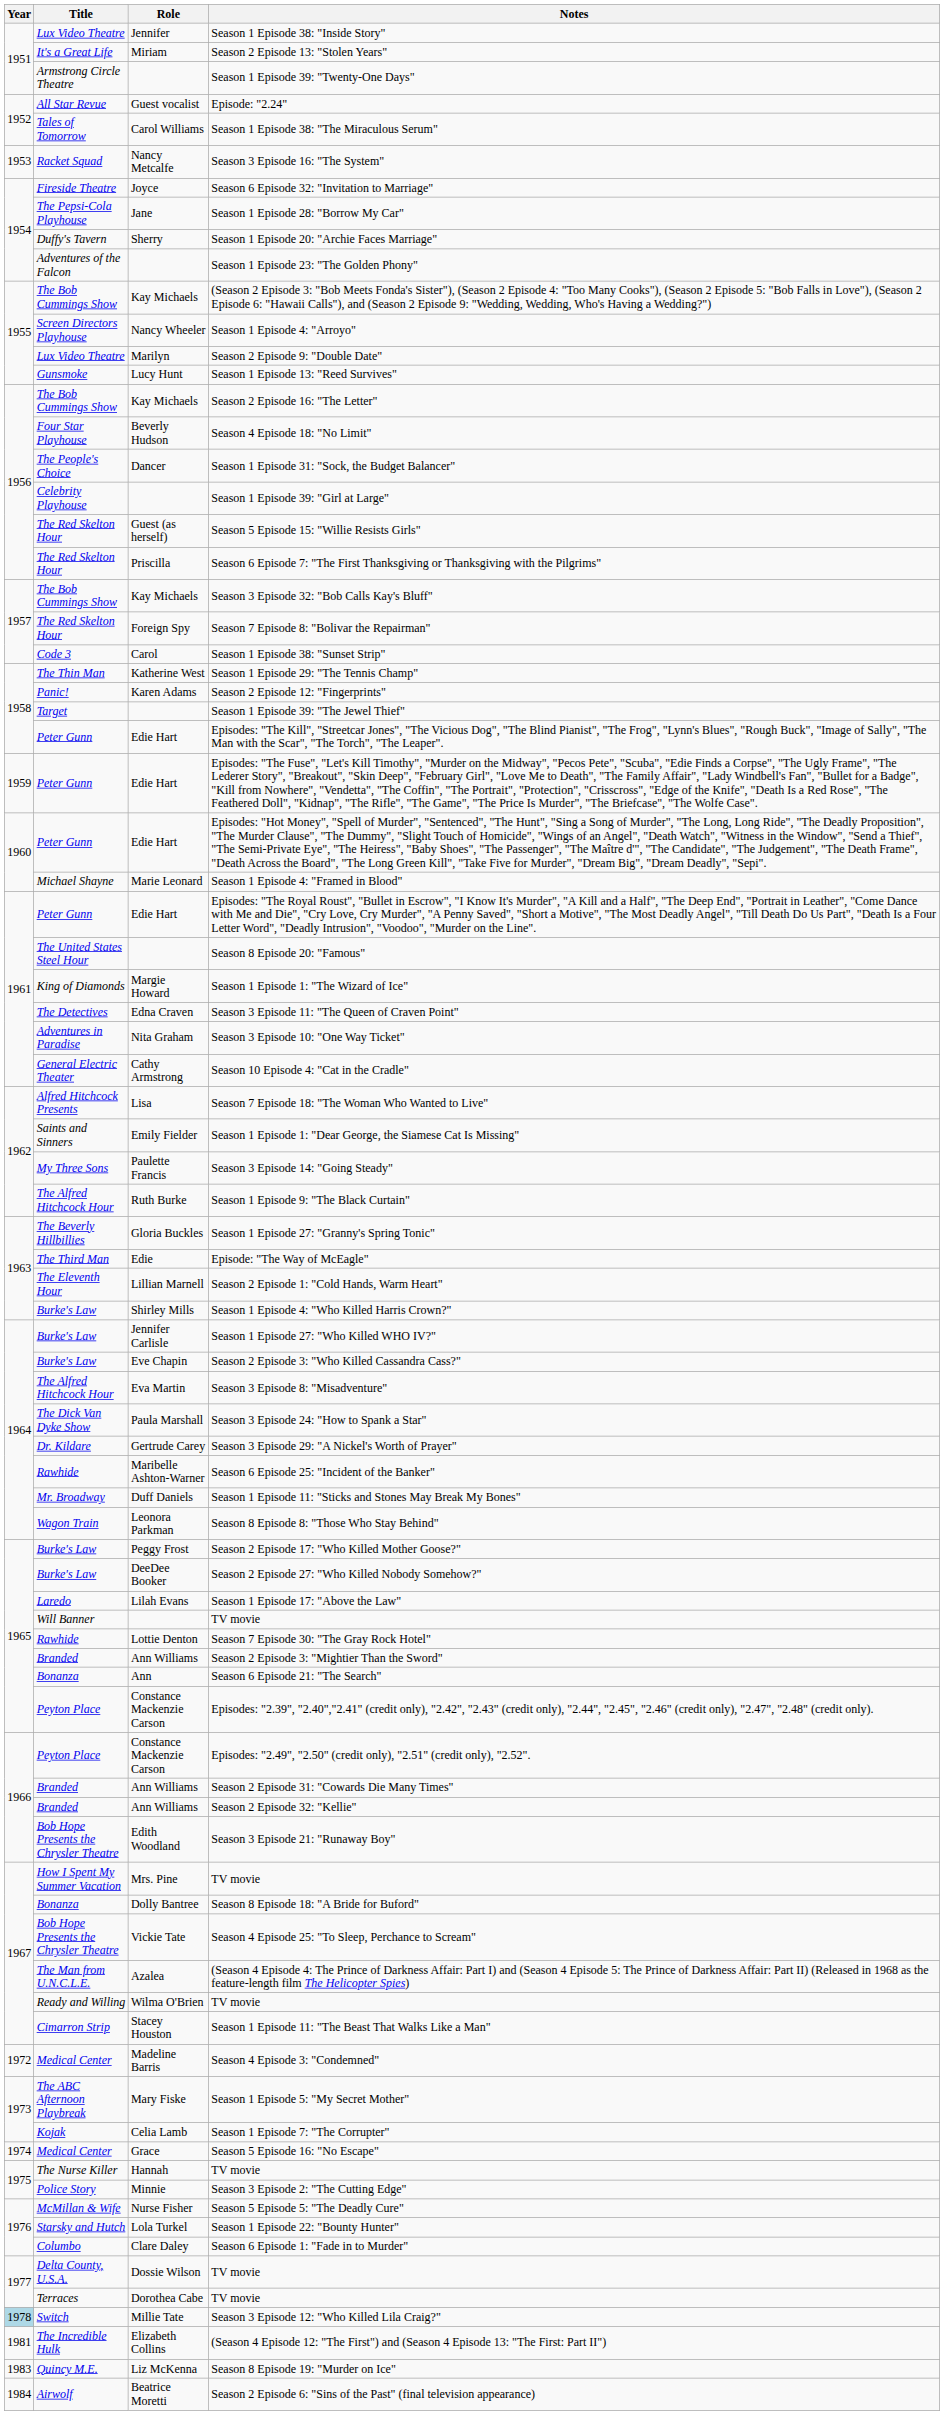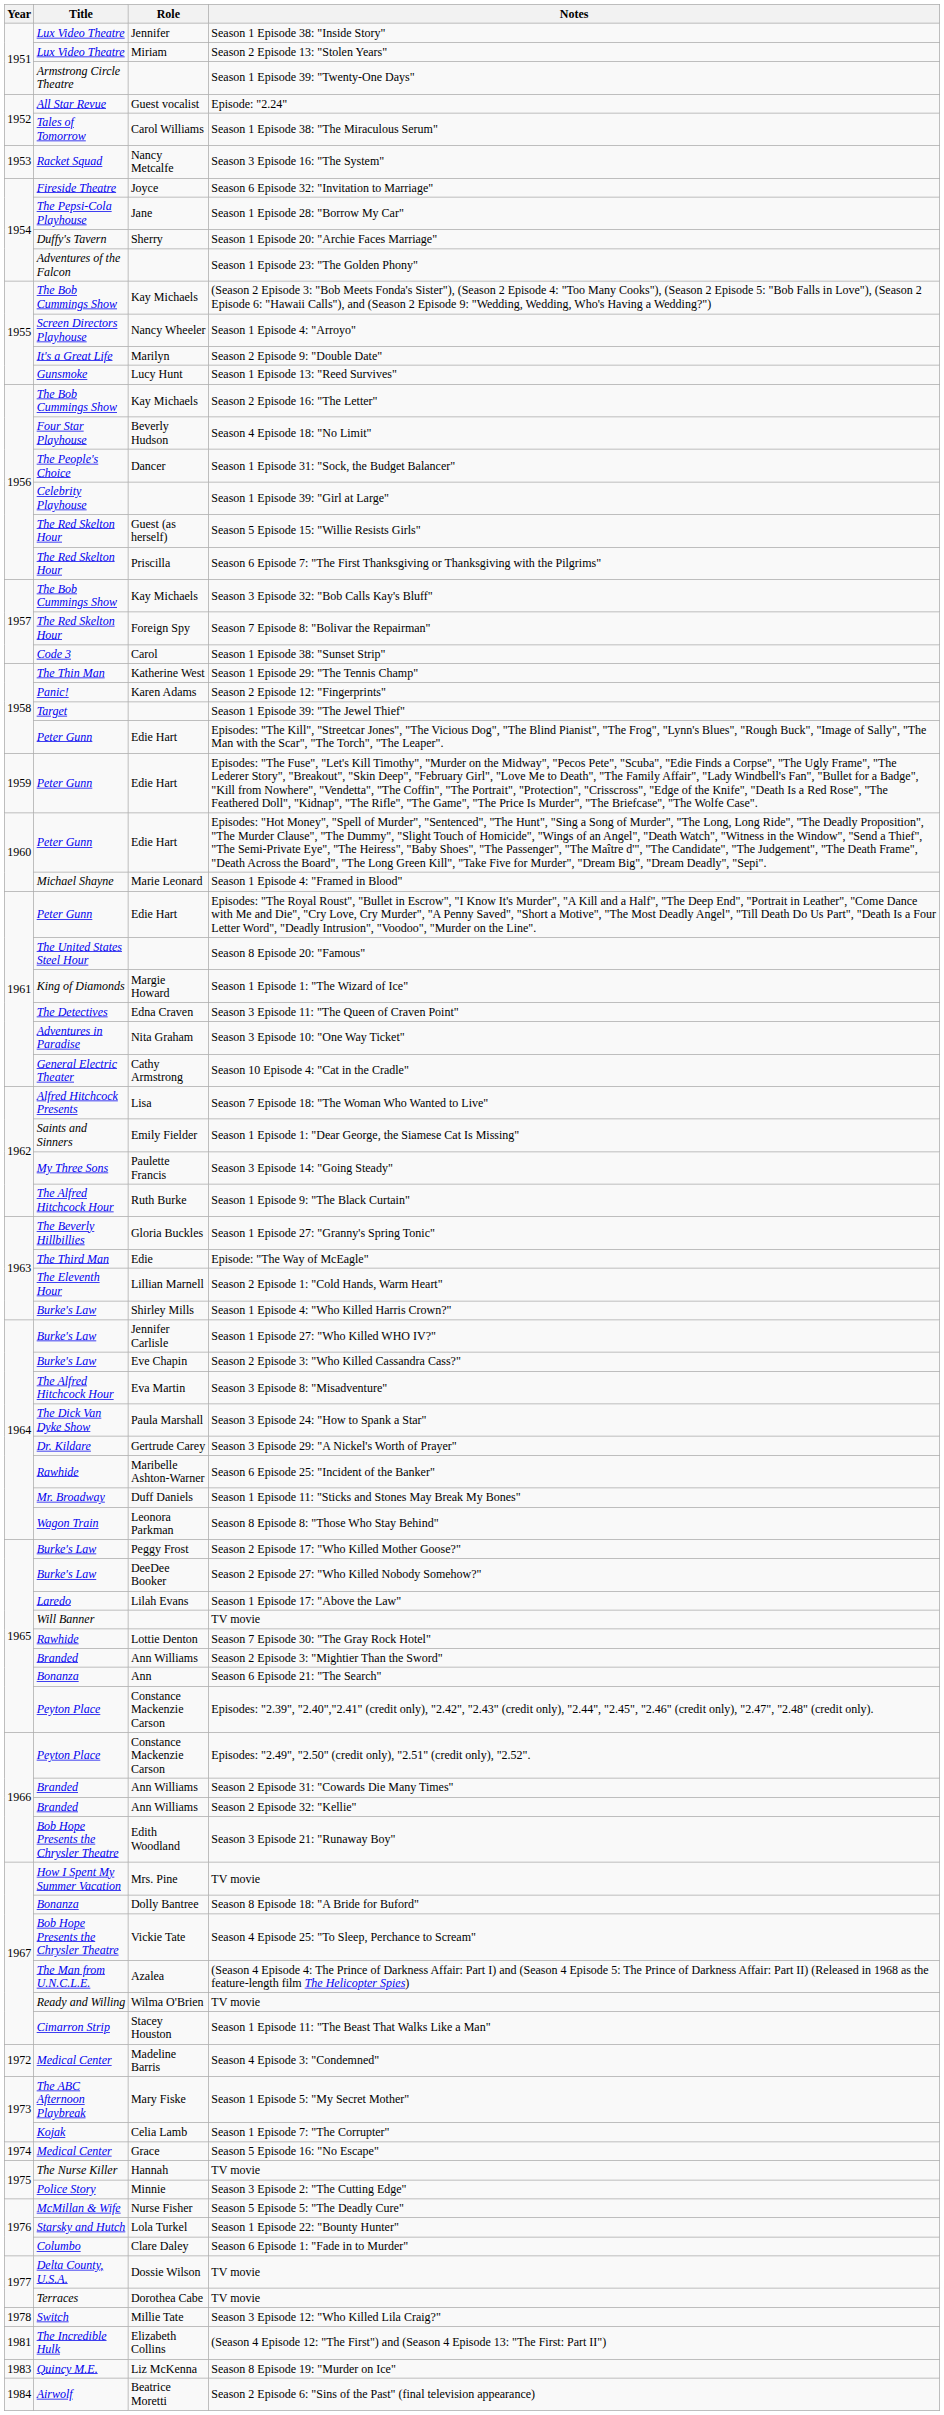(75, 52) It's a Great Life -> (81, 52) Lux Video Theatre
(81, 355) Lux Video Theatre -> (75, 355) It's a Great Life
(19, 2317) lightblue background -> (19, 2317) no background
